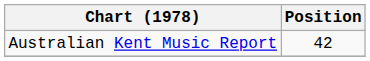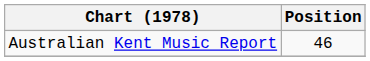(323, 44) 42 -> (323, 44) 46
